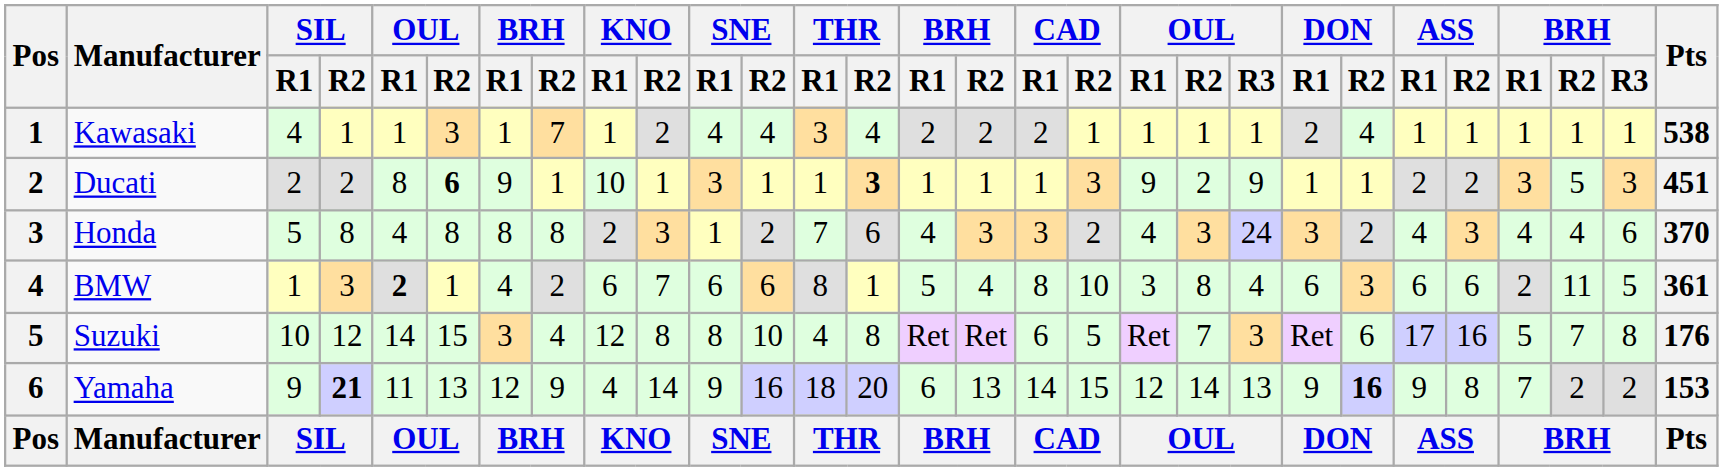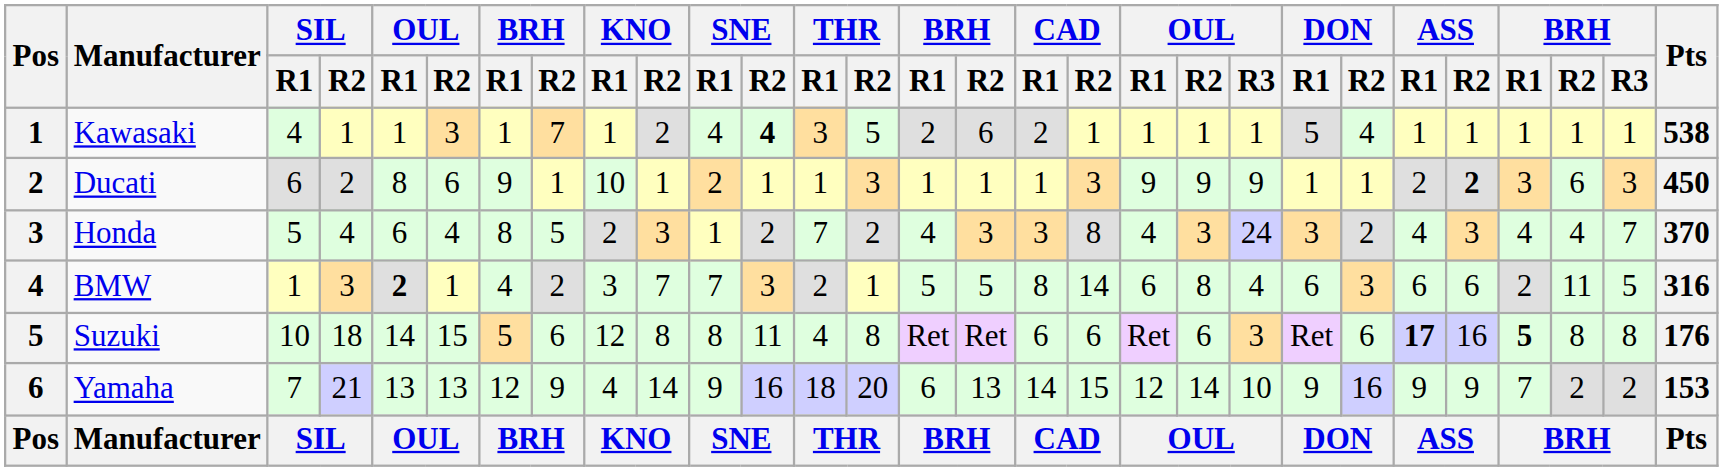(768, 131) normal -> (768, 131) bold
(873, 131) 4 -> (873, 131) 5
(986, 131) 2 -> (986, 131) 6
(1312, 131) 2 -> (1312, 131) 5
(294, 183) 2 -> (294, 183) 6
(452, 183) bold -> (452, 183) normal
(715, 183) 3 -> (715, 183) 2
(873, 183) bold -> (873, 183) normal
(1204, 183) 2 -> (1204, 183) 9
(1472, 183) normal -> (1472, 183) bold
(1577, 183) 5 -> (1577, 183) 6
(1686, 183) 451 -> (1686, 183) 450
(347, 234) 8 -> (347, 234) 4
(400, 234) 4 -> (400, 234) 6
(452, 234) 8 -> (452, 234) 4
(557, 234) 8 -> (557, 234) 5
(873, 234) 6 -> (873, 234) 2
(1093, 234) 2 -> (1093, 234) 8
(1630, 234) 6 -> (1630, 234) 7
(610, 285) 6 -> (610, 285) 3
(715, 285) 6 -> (715, 285) 7
(768, 285) 6 -> (768, 285) 3
(820, 285) 8 -> (820, 285) 2
(986, 285) 4 -> (986, 285) 5
(1093, 285) 10 -> (1093, 285) 14
(1149, 285) 3 -> (1149, 285) 6
(1686, 285) 361 -> (1686, 285) 316
(347, 336) 12 -> (347, 336) 18
(505, 336) 3 -> (505, 336) 5
(557, 336) 4 -> (557, 336) 6
(768, 336) 10 -> (768, 336) 11
(1093, 336) 5 -> (1093, 336) 6
(1204, 336) 7 -> (1204, 336) 6
(1419, 336) normal -> (1419, 336) bold
(1524, 336) normal -> (1524, 336) bold
(1577, 336) 7 -> (1577, 336) 8
(294, 387) 9 -> (294, 387) 7
(347, 387) bold -> (347, 387) normal
(400, 387) 11 -> (400, 387) 13
(1256, 387) 13 -> (1256, 387) 10
(1367, 387) bold -> (1367, 387) normal
(1472, 387) 8 -> (1472, 387) 9
